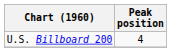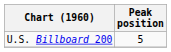(140, 39) 4 -> (140, 39) 5
